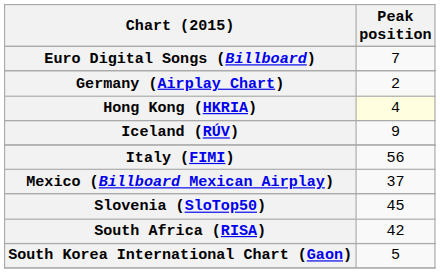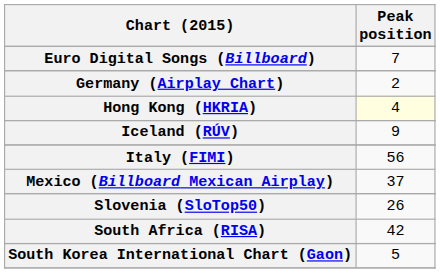(395, 206) 45 -> (395, 206) 26
